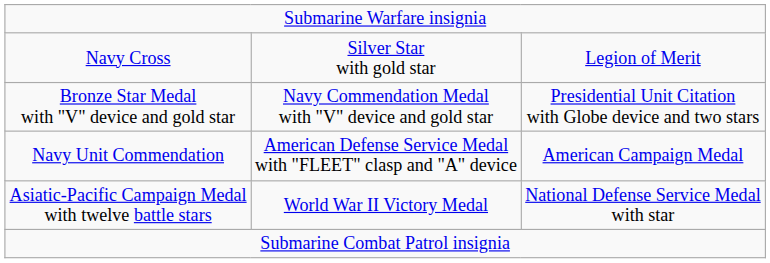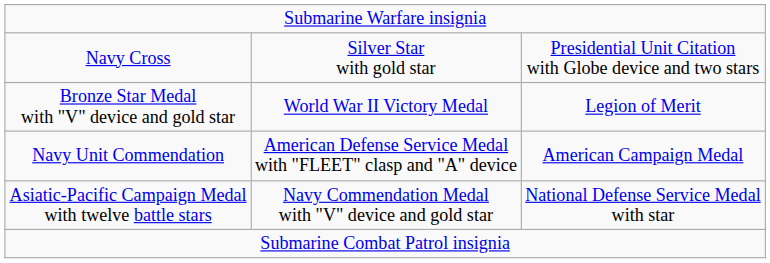(643, 57) Legion of Merit -> (643, 57) Presidential Unit Citation with Globe device and two stars
(386, 106) Navy Commendation Medal with "V" device and gold star -> (386, 106) World War II Victory Medal
(643, 106) Presidential Unit Citation with Globe device and two stars -> (643, 106) Legion of Merit
(386, 204) World War II Victory Medal -> (386, 204) Navy Commendation Medal with "V" device and gold star
